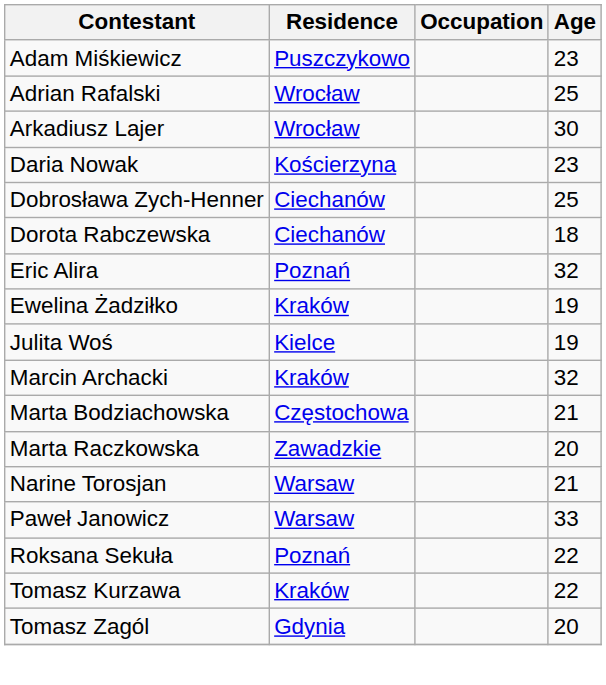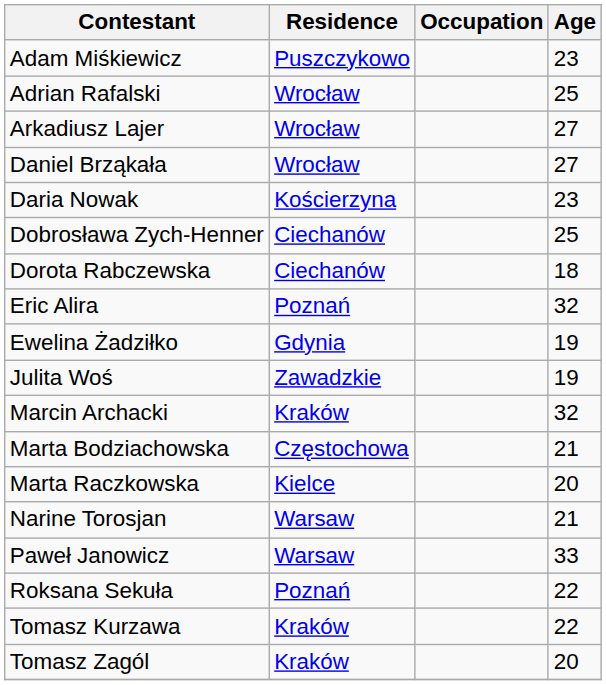(566, 128) 30 -> (566, 128) 27
+ row: (88, 164)
(312, 306) Kraków -> (310, 341) Gdynia
(305, 341) Kielce -> (328, 377) Zawadzkie
(328, 448) Zawadzkie -> (305, 484) Kielce
(310, 626) Gdynia -> (312, 661) Kraków
